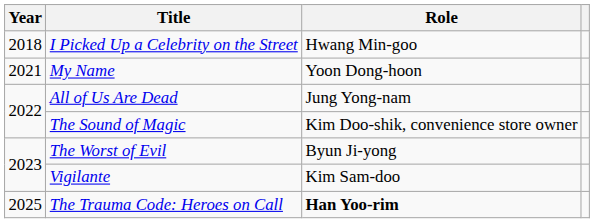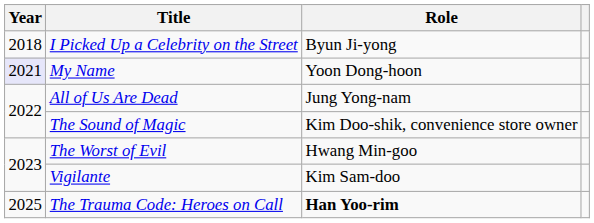(361, 44) Hwang Min-goo -> (351, 44) Byun Ji-yong
(25, 71) no background -> (25, 71) lavender background
(351, 151) Byun Ji-yong -> (361, 151) Hwang Min-goo
